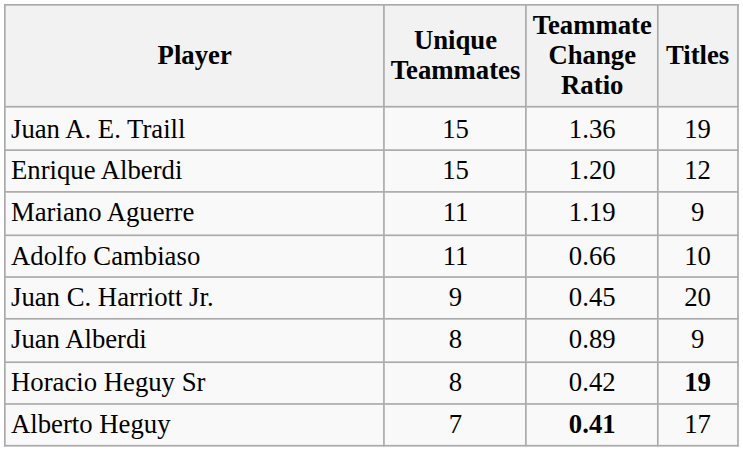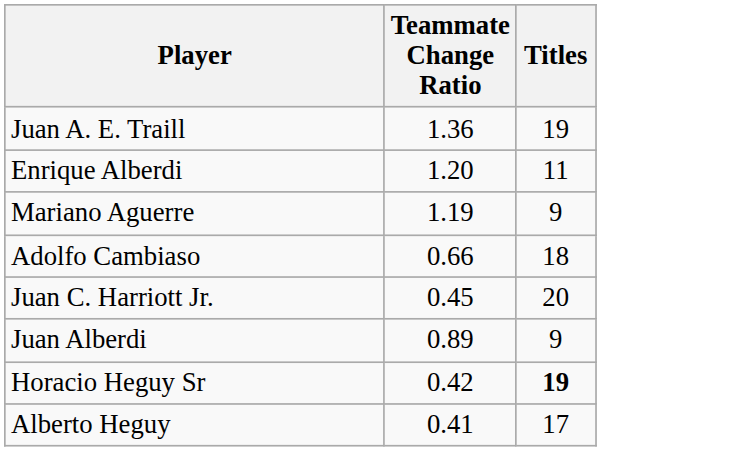- column: (456, 55)
(698, 170) 12 -> (556, 170) 11
(698, 255) 10 -> (556, 255) 18
(592, 424) bold -> (450, 424) normal
